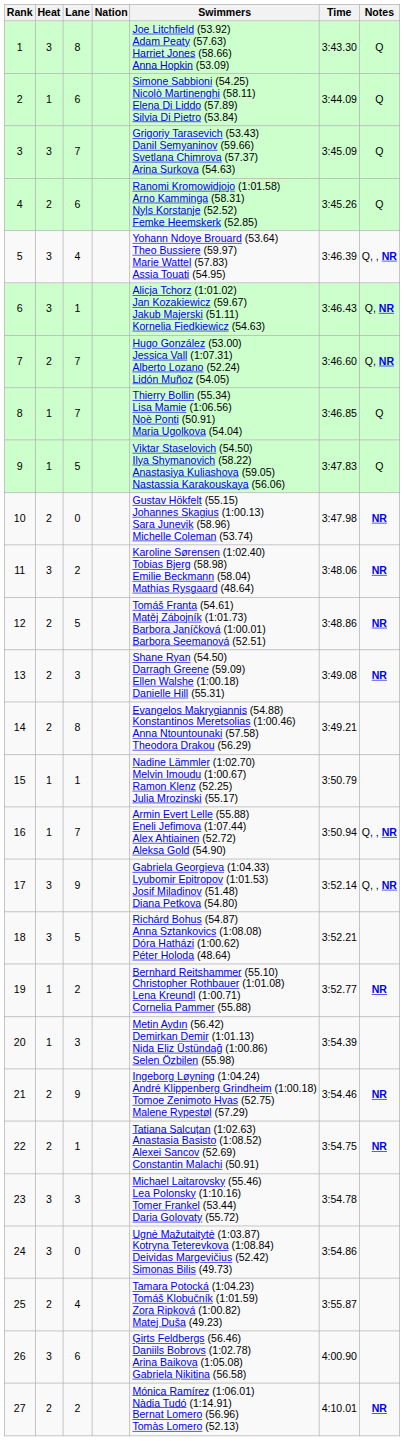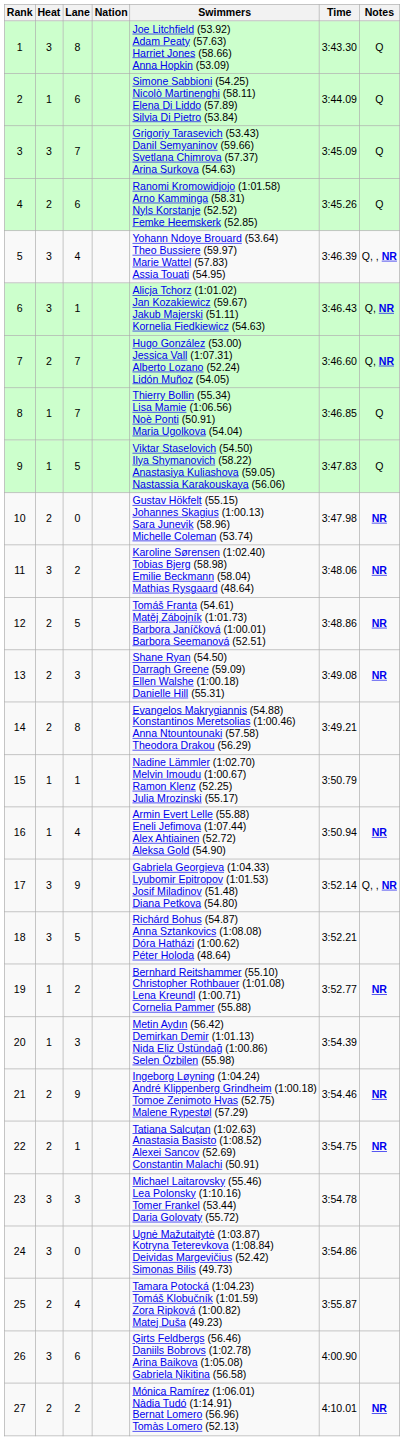(78, 833) 7 -> (78, 833) 4
(379, 833) Q, , NR -> (379, 833) NR
